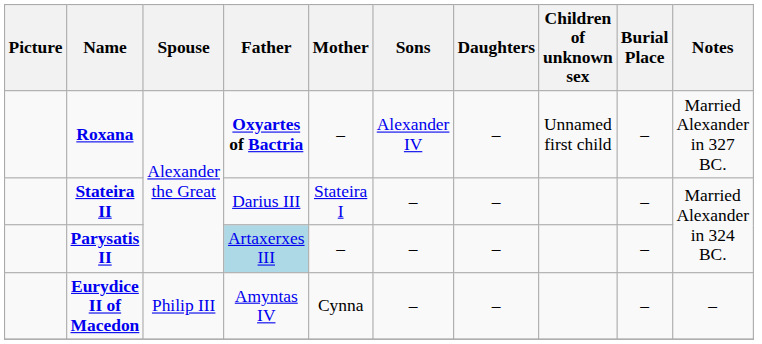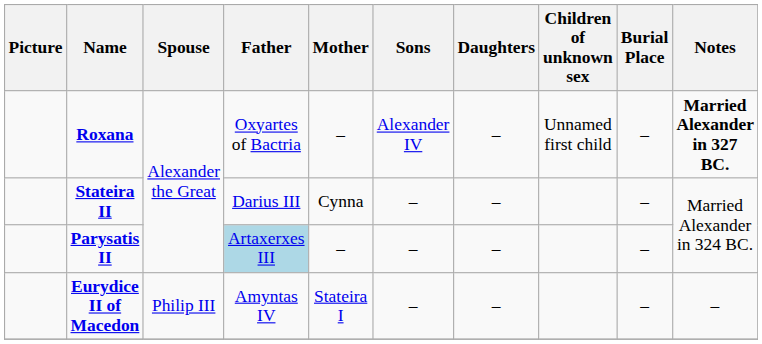(266, 134) bold -> (266, 134) normal
(713, 134) normal -> (715, 134) bold
(341, 201) Stateira I -> (341, 201) Cynna
(341, 305) Cynna -> (341, 305) Stateira I
